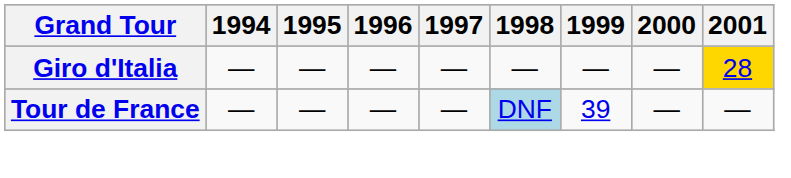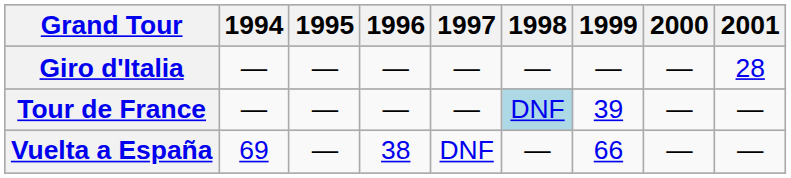(737, 67) gold background -> (750, 67) no background
+ row: (112, 151)
